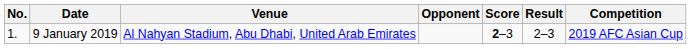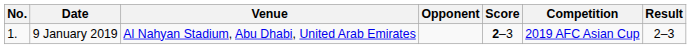columns swapped: (544, 14) <-> (626, 14)
